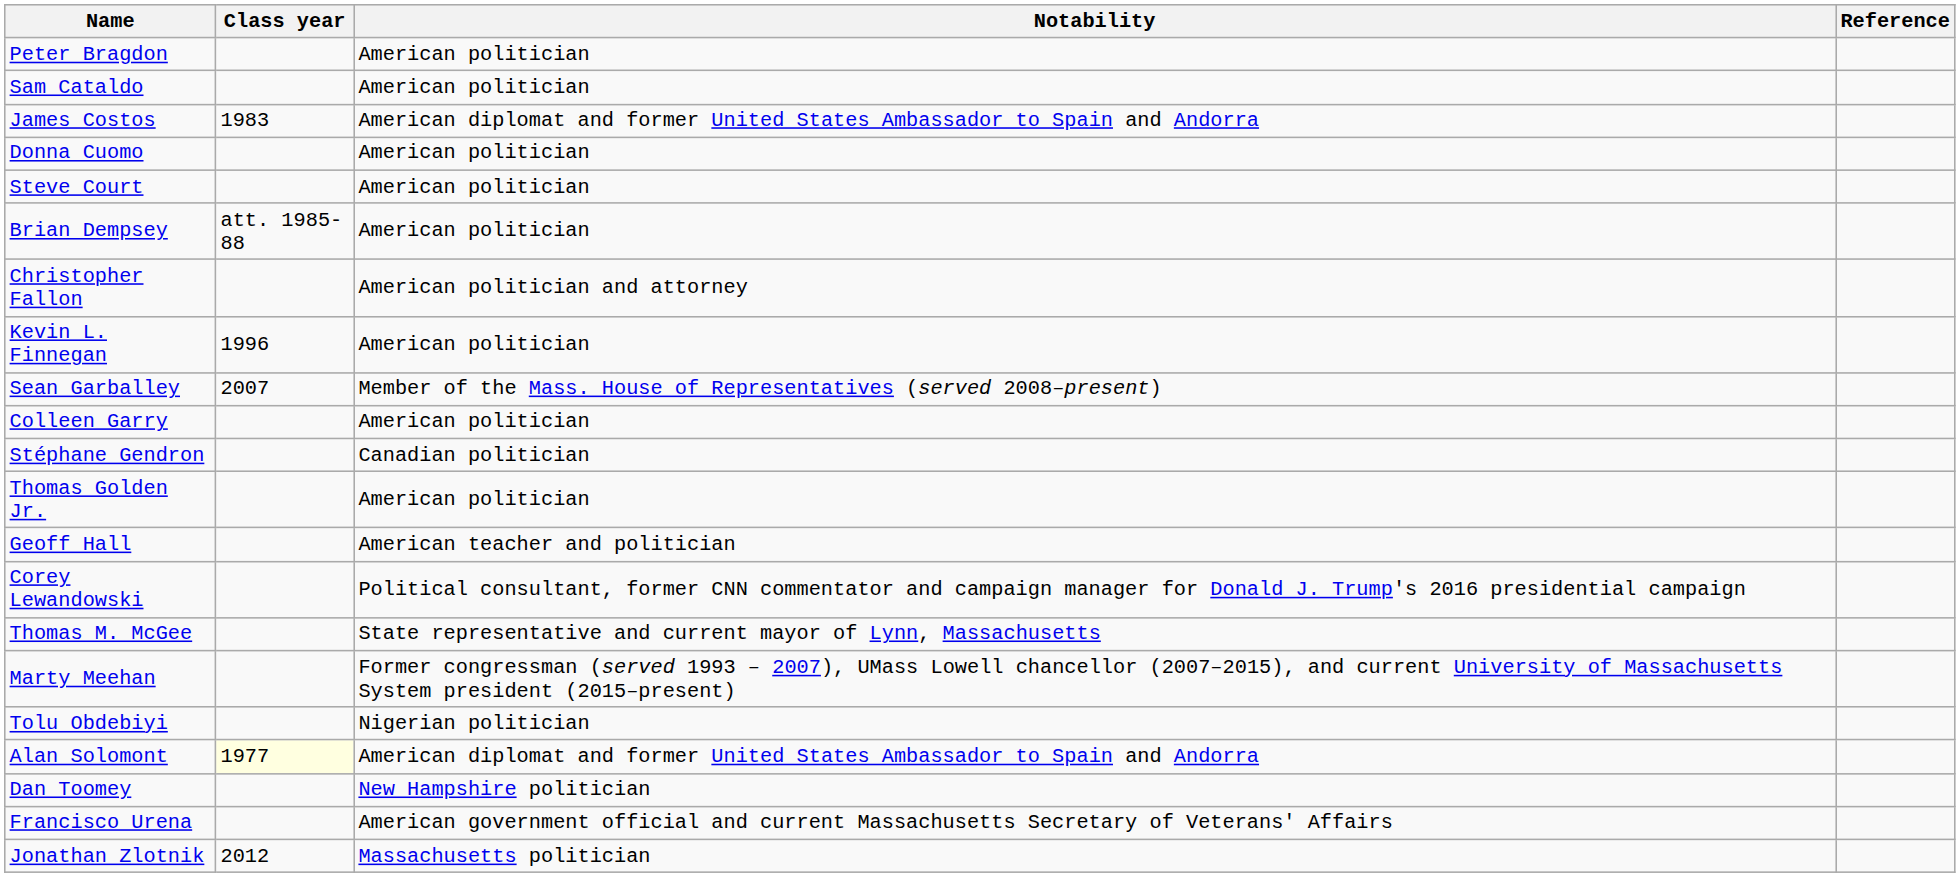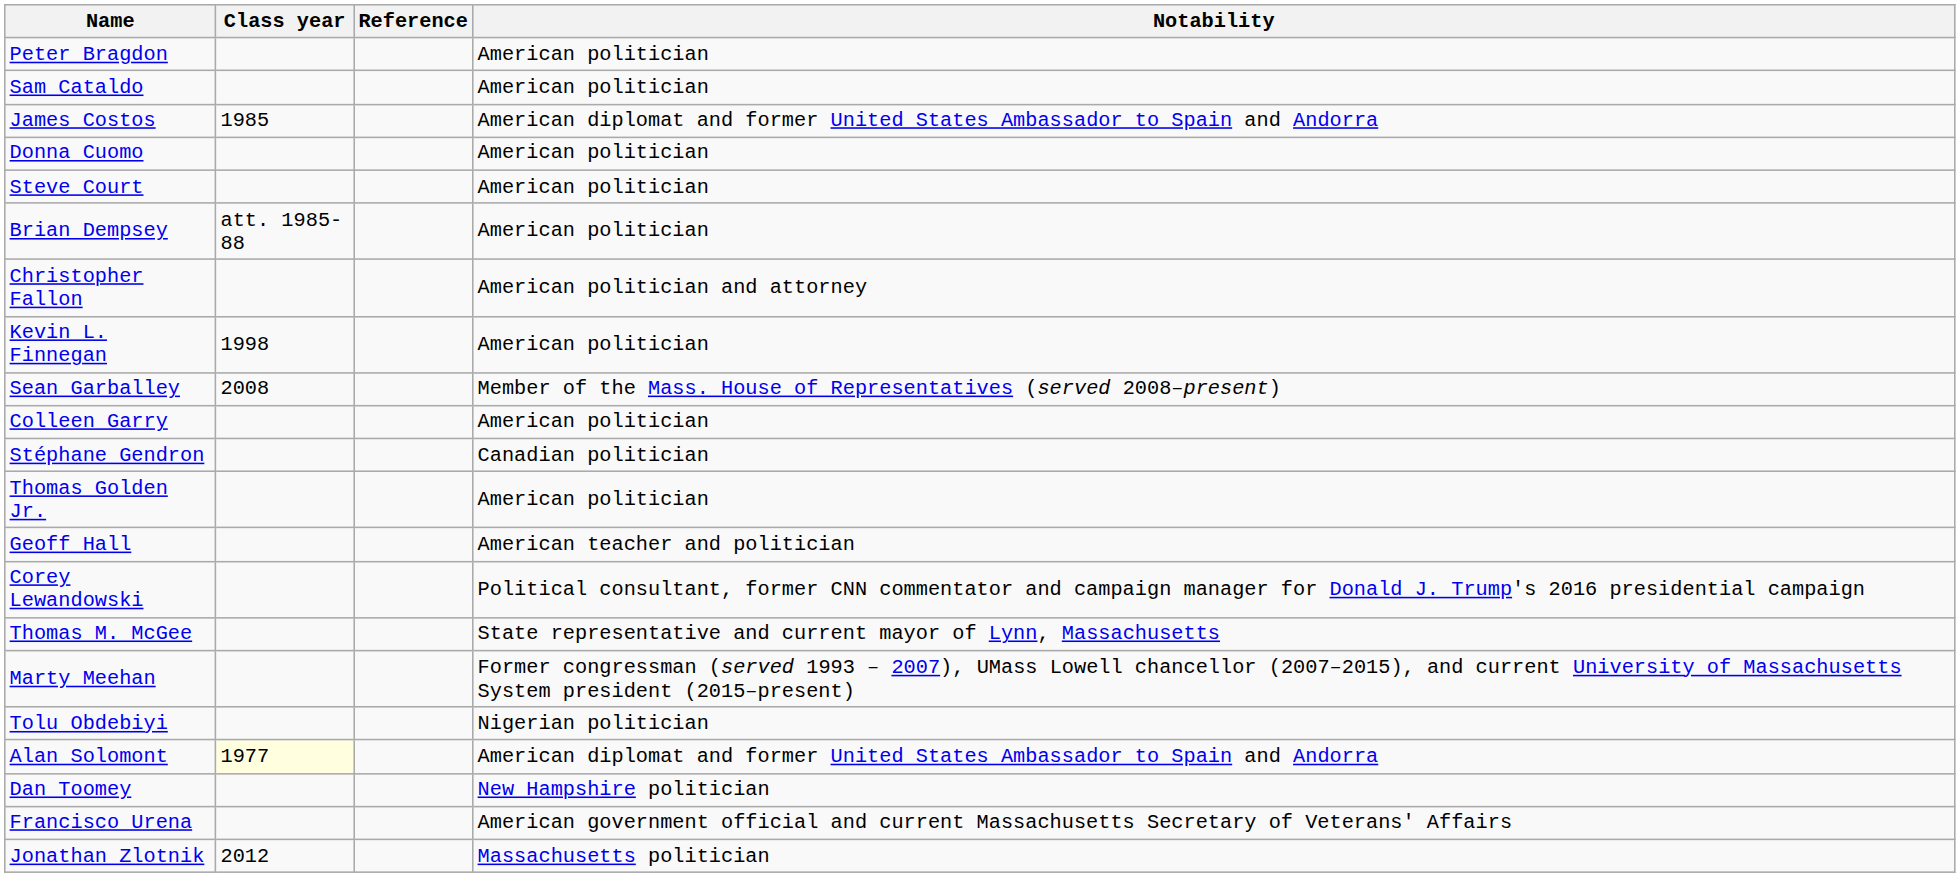columns swapped: (1095, 21) <-> (1895, 21)
(245, 120) 1983 -> (245, 120) 1985
(245, 344) 1996 -> (245, 344) 1998
(245, 389) 2007 -> (245, 389) 2008
